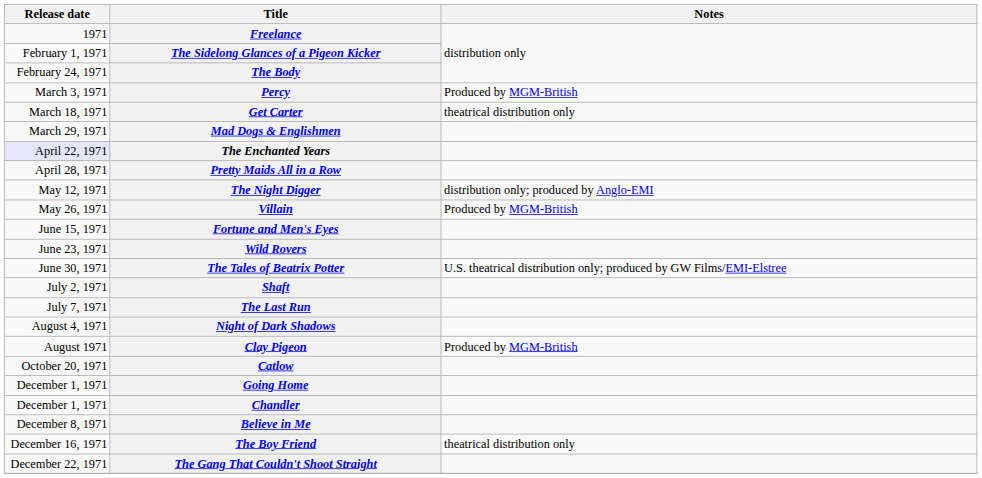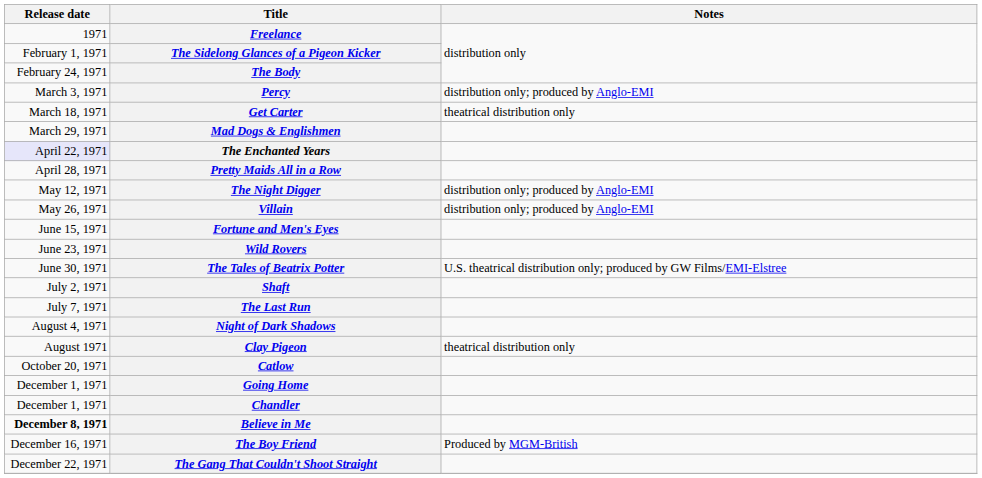(511, 92) Produced by MGM-British -> (549, 92) distribution only; produced by Anglo-EMI
(511, 209) Produced by MGM-British -> (549, 209) distribution only; produced by Anglo-EMI
(511, 346) Produced by MGM-British -> (509, 346) theatrical distribution only
(62, 424) normal -> (61, 424) bold
(509, 444) theatrical distribution only -> (511, 444) Produced by MGM-British
